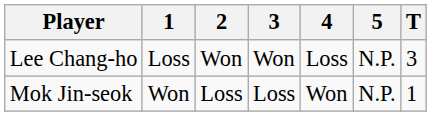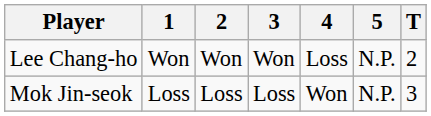(169, 57) Loss -> (169, 57) Won
(412, 57) 3 -> (412, 57) 2
(169, 93) Won -> (169, 93) Loss
(412, 93) 1 -> (412, 93) 3
